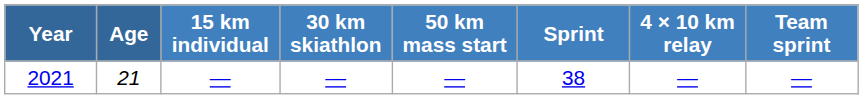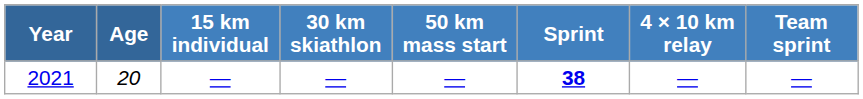(129, 78) 21 -> (129, 78) 20
(574, 78) normal -> (574, 78) bold
